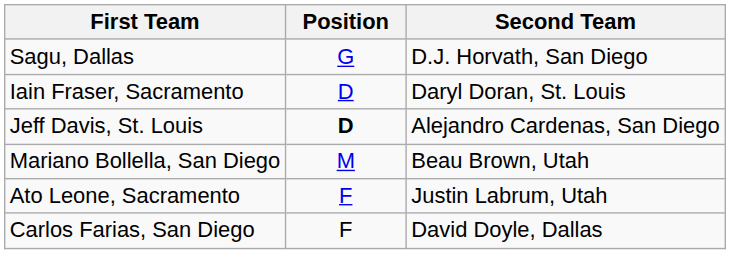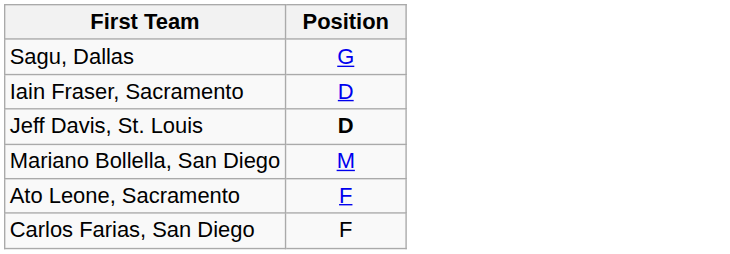- column: (565, 21)
